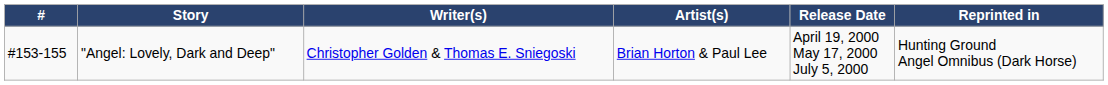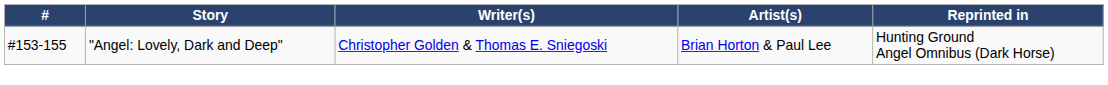- column: (842, 15)
